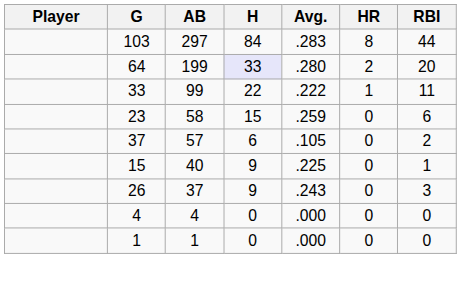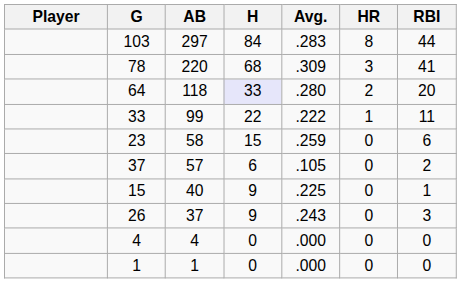+ row: (137, 66)
(195, 66) 199 -> (195, 91) 118
